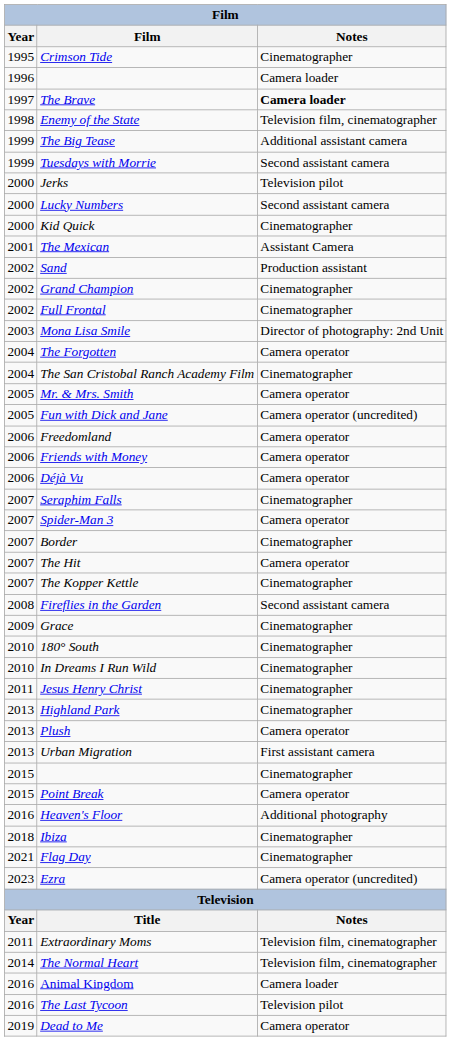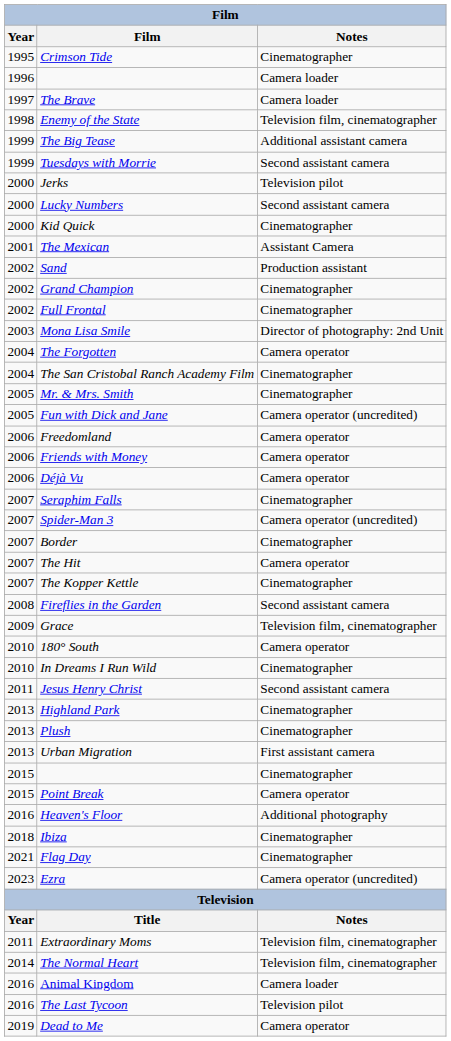(303, 99) bold -> (299, 99) normal
(305, 394) Camera operator -> (306, 394) Cinematographer
(305, 520) Camera operator -> (339, 520) Camera operator (uncredited)
(306, 625) Cinematographer -> (349, 625) Television film, cinematographer
(306, 646) Cinematographer -> (305, 646) Camera operator
(306, 688) Cinematographer -> (325, 688) Second assistant camera
(305, 731) Camera operator -> (306, 731) Cinematographer
